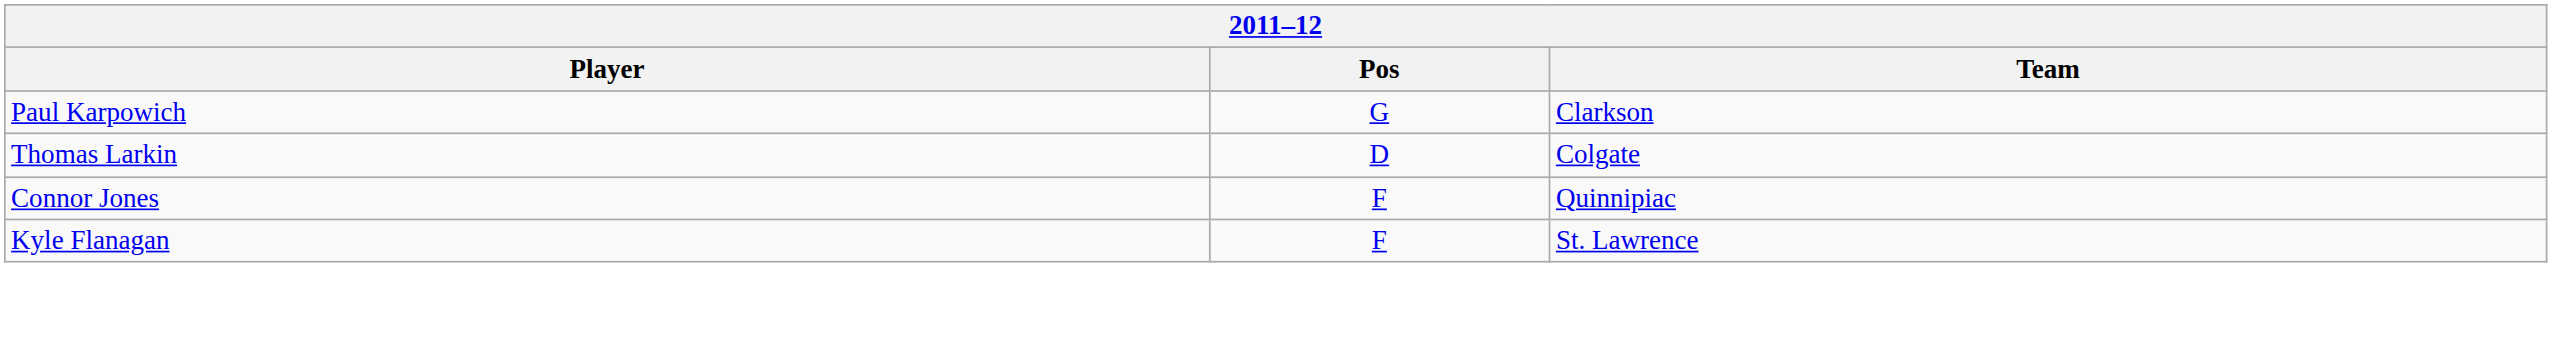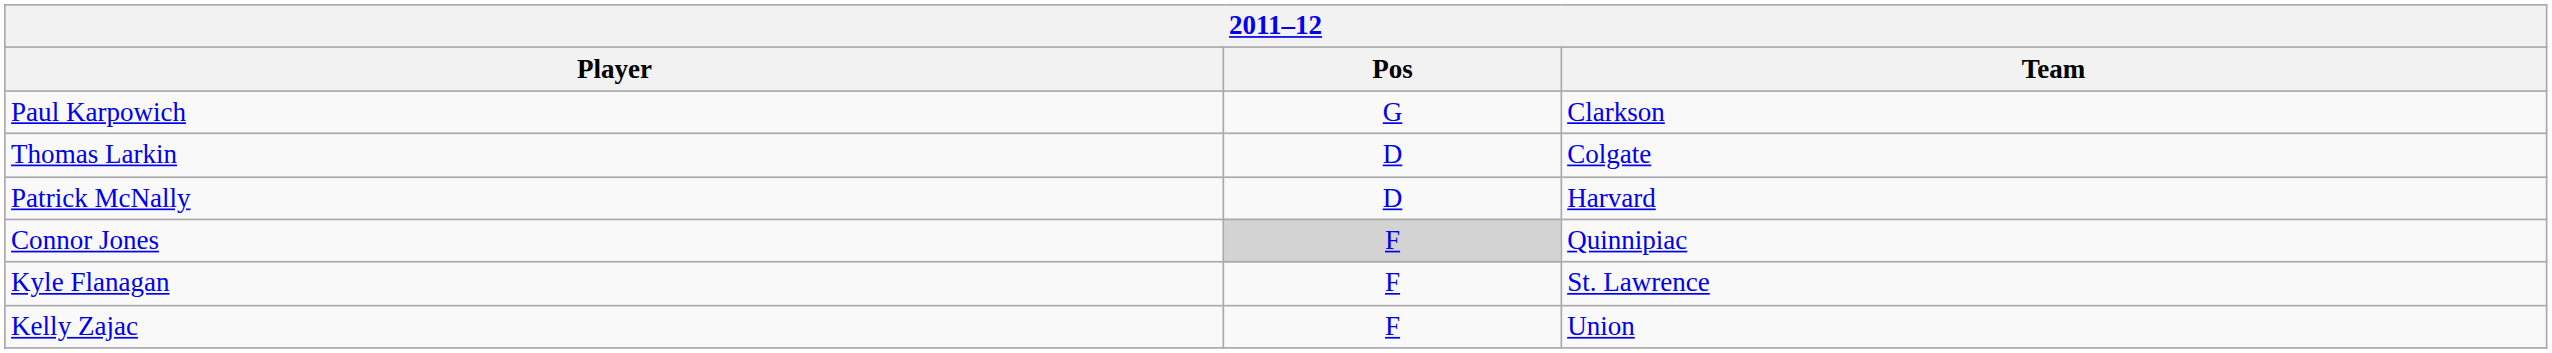+ row: (101, 197)
(1379, 197) no background -> (1393, 240) lightgrey background
+ row: (75, 326)
